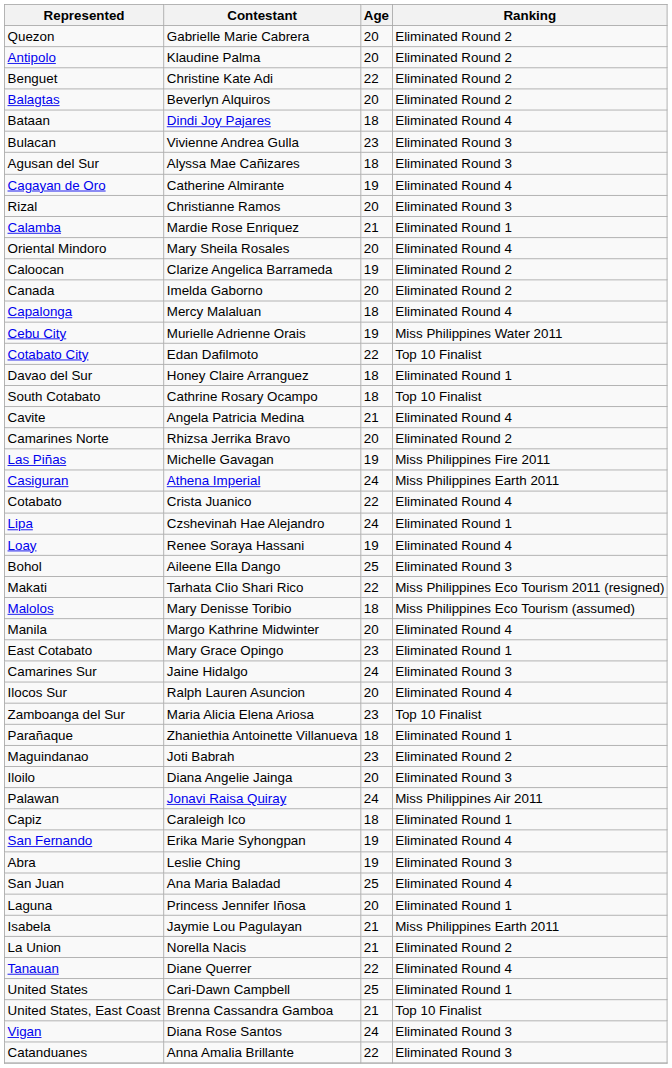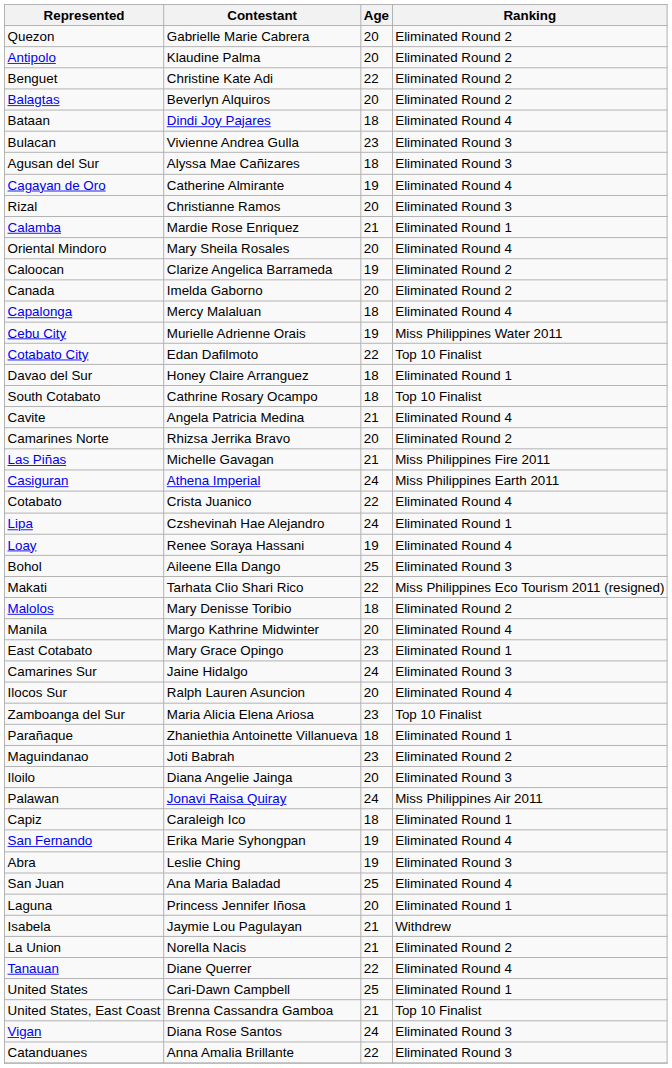(371, 460) 19 -> (371, 460) 21
(515, 608) Miss Philippines Eco Tourism (assumed) -> (454, 608) Eliminated Round 2
(477, 926) Miss Philippines Earth 2011 -> (423, 926) Withdrew
